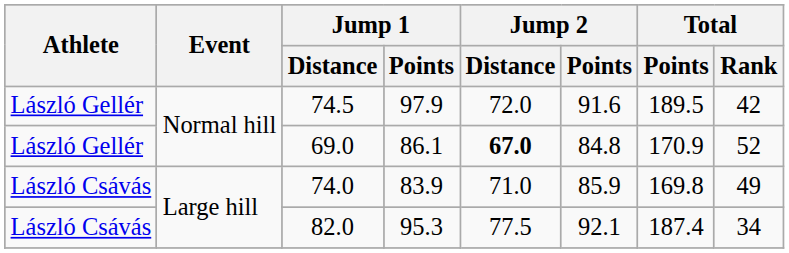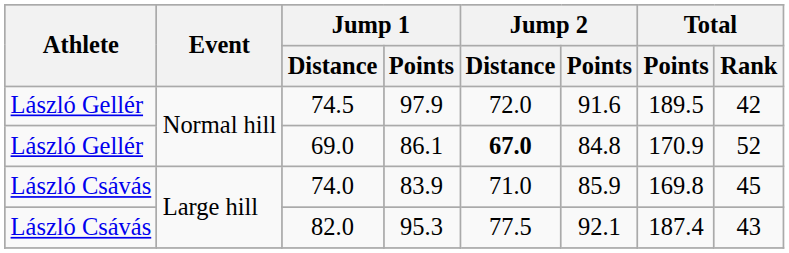(749, 186) 49 -> (749, 186) 45
(749, 226) 34 -> (749, 226) 43
